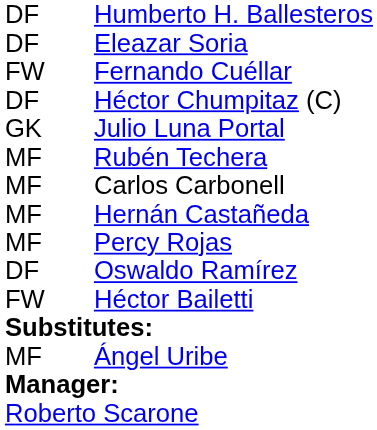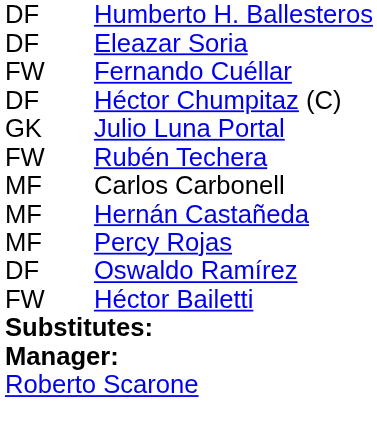(23, 157) MF -> (25, 157) FW
- row: (161, 356)
